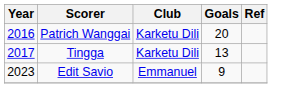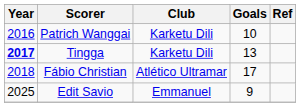(222, 33) 20 -> (250, 33) 10
(21, 53) normal -> (21, 53) bold
+ row: (85, 72)
(21, 72) 2023 -> (21, 92) 2025
